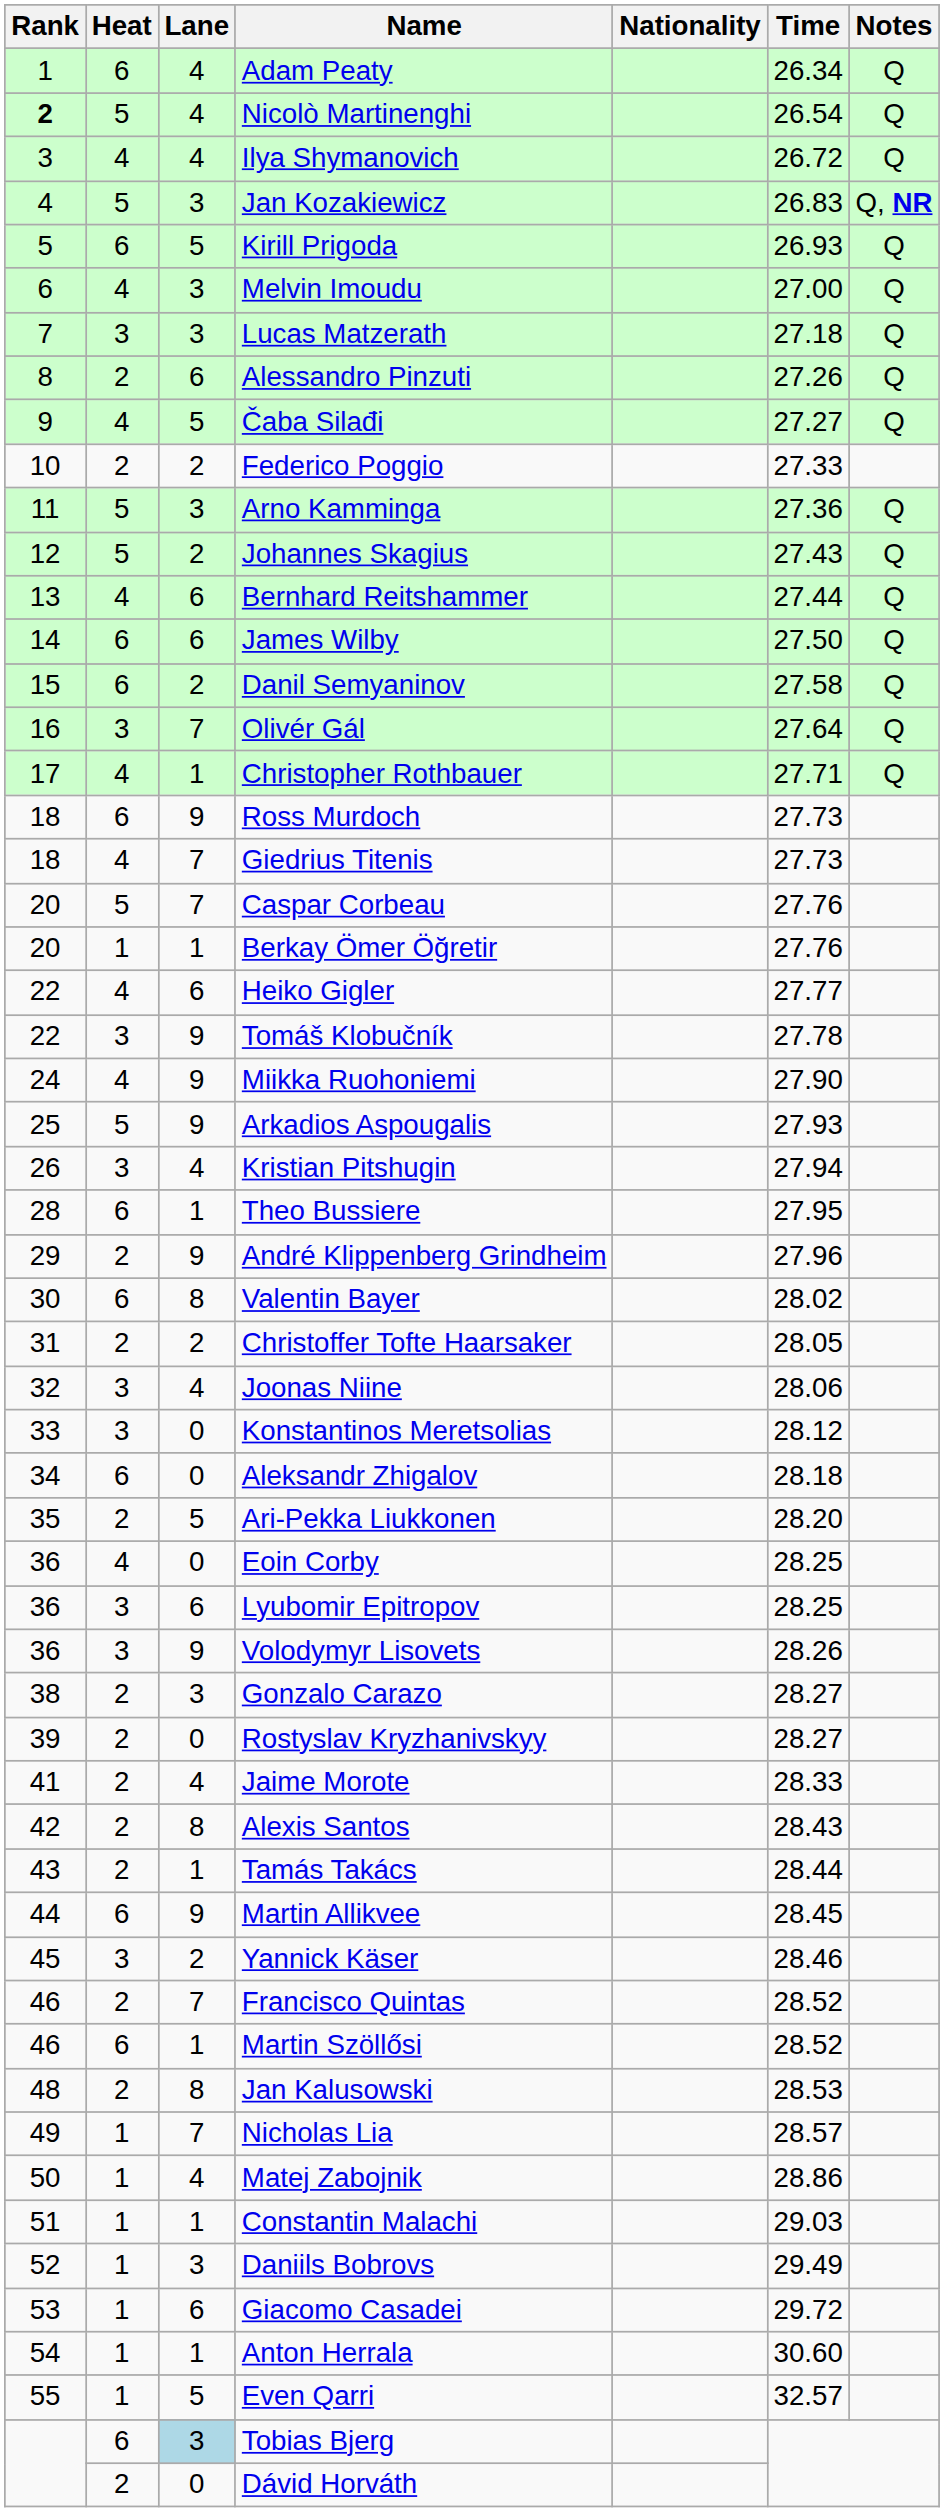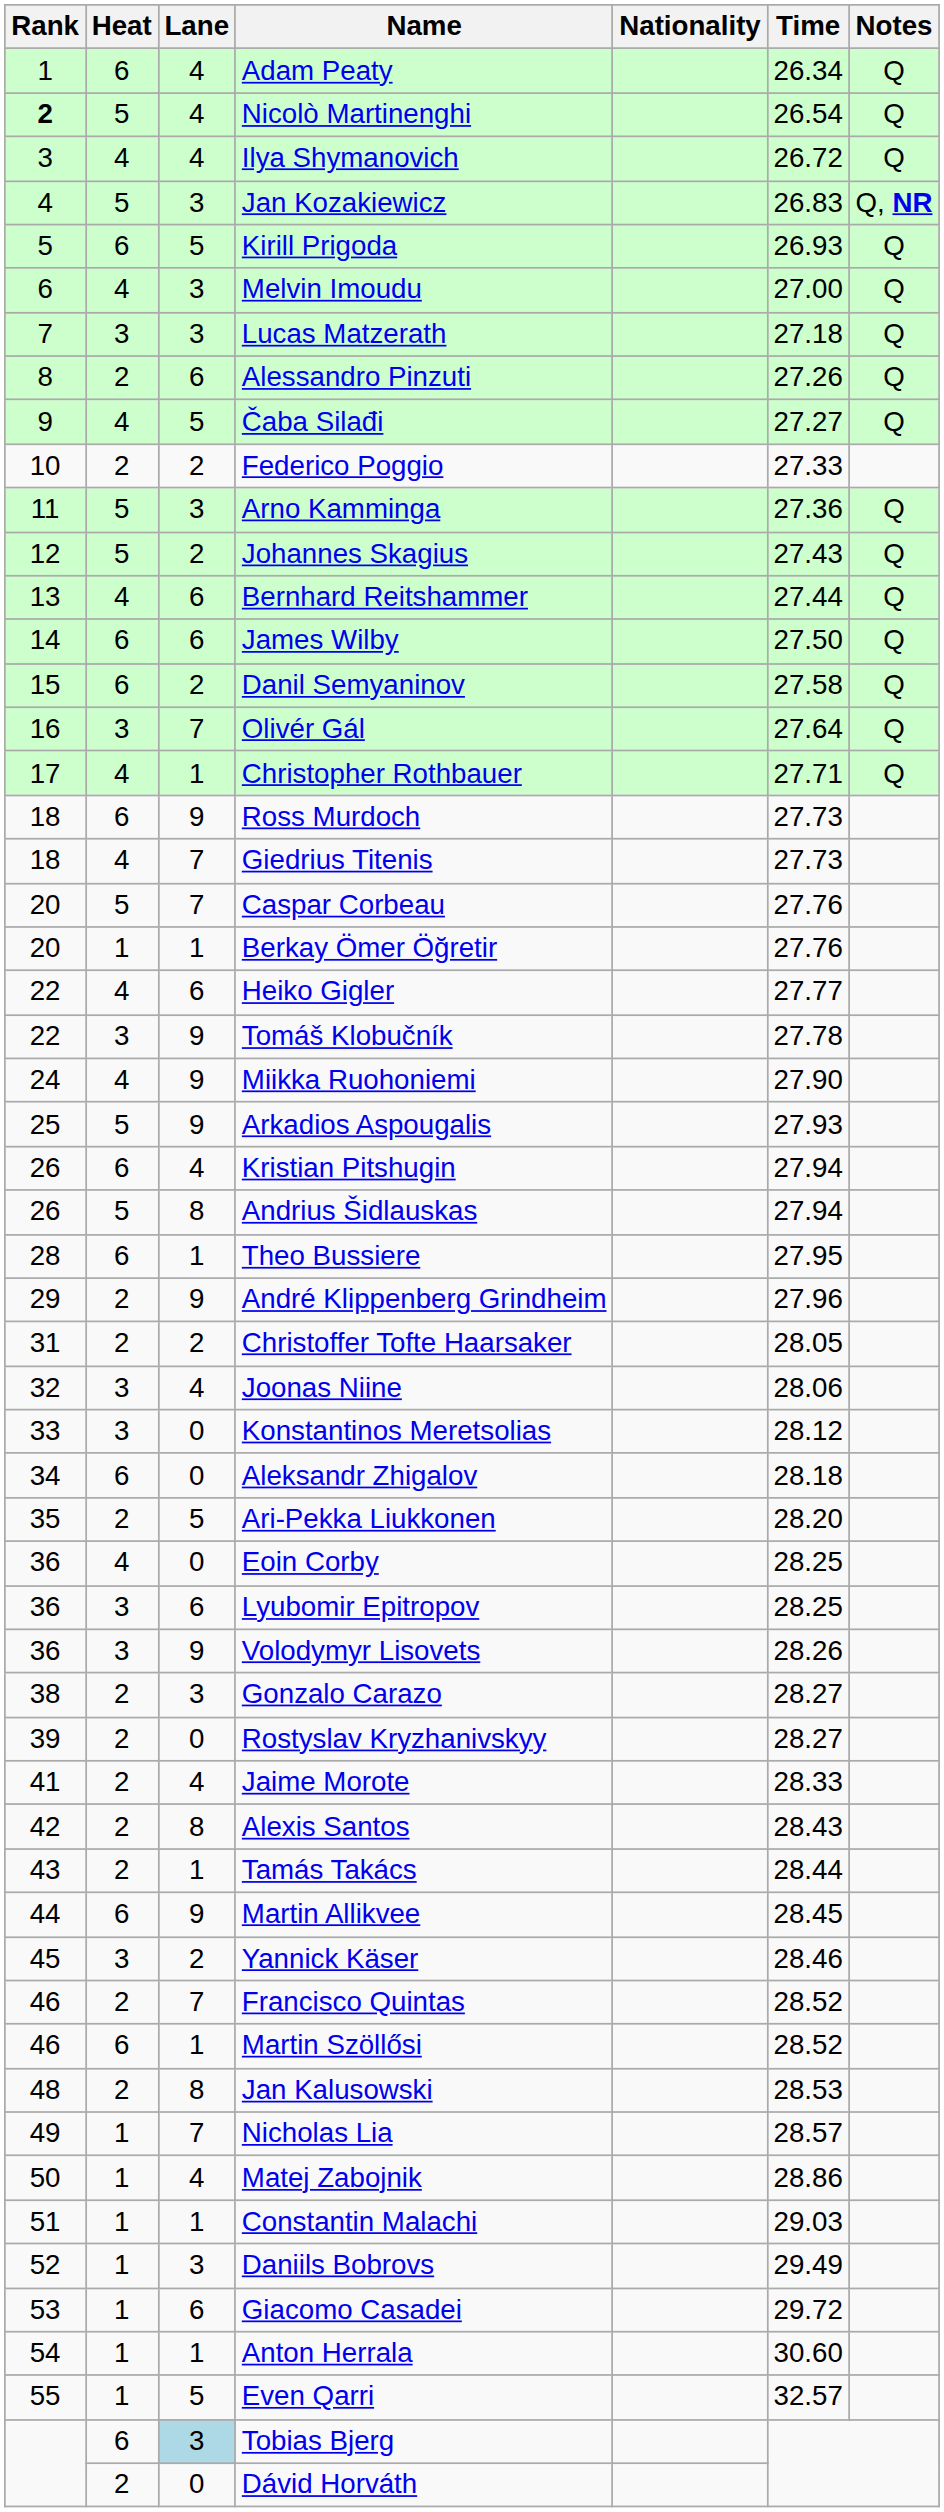(122, 1167) 3 -> (122, 1167) 6
+ row: (360, 1211)
- row: (331, 1299)
